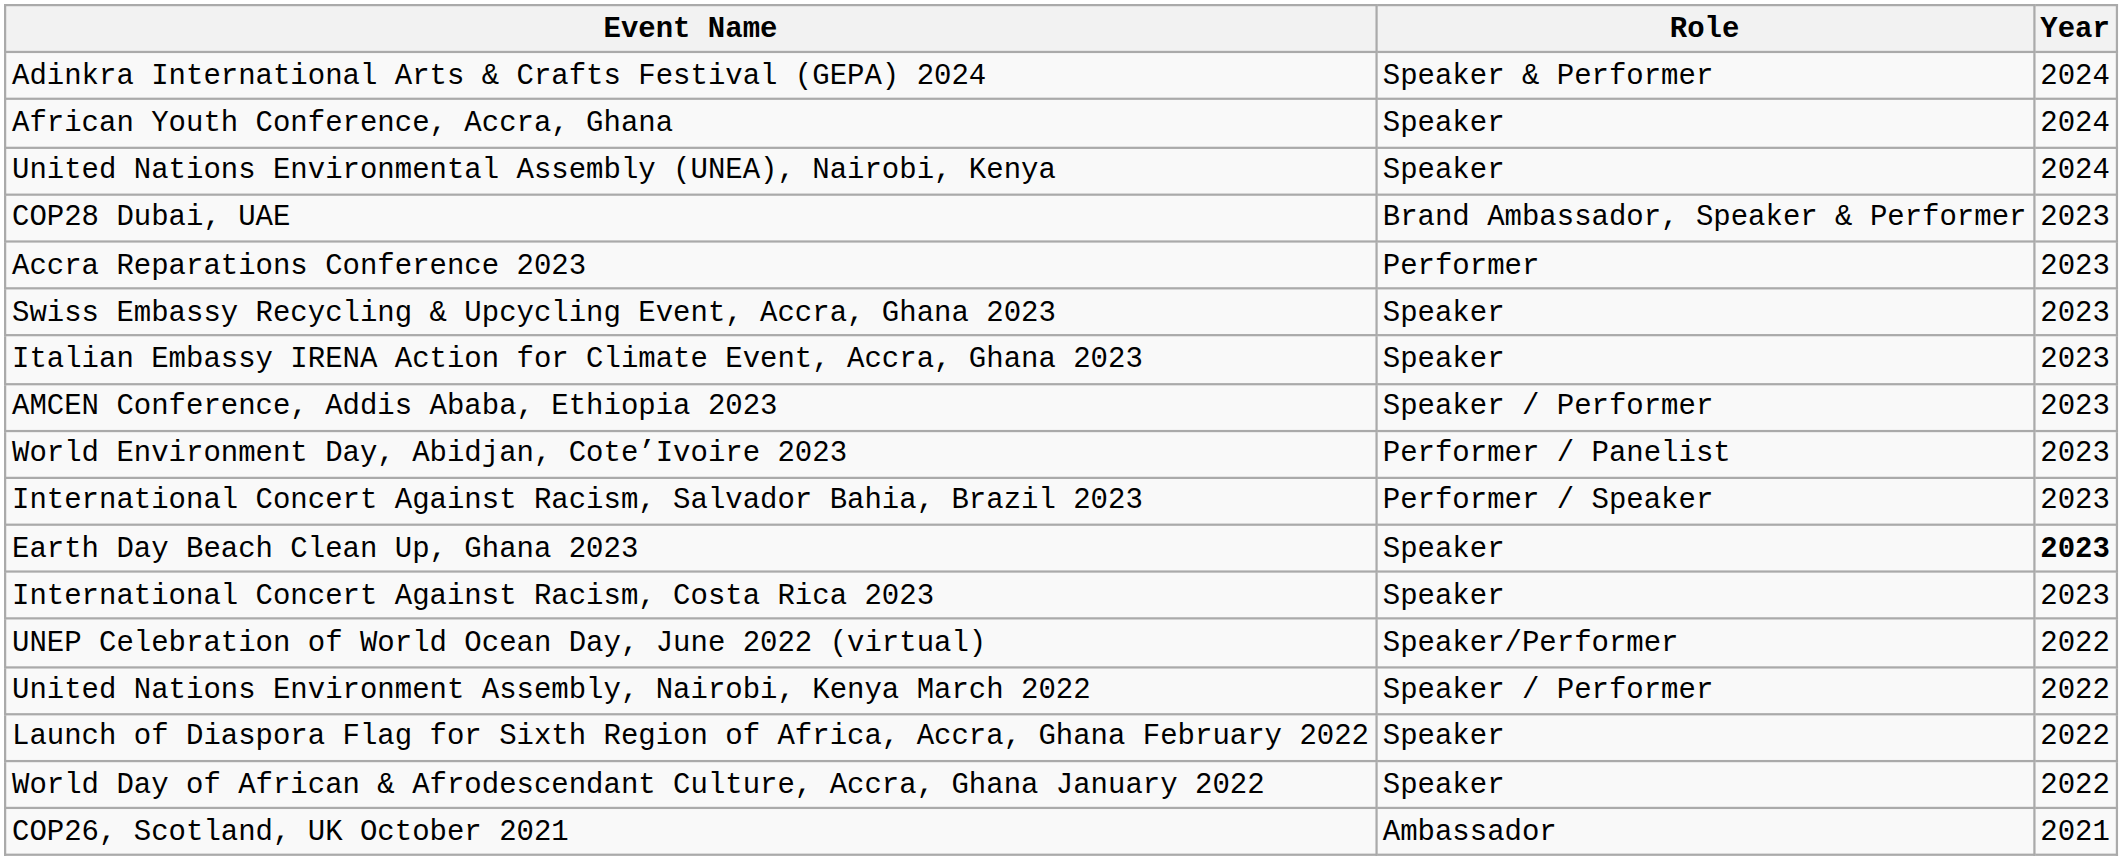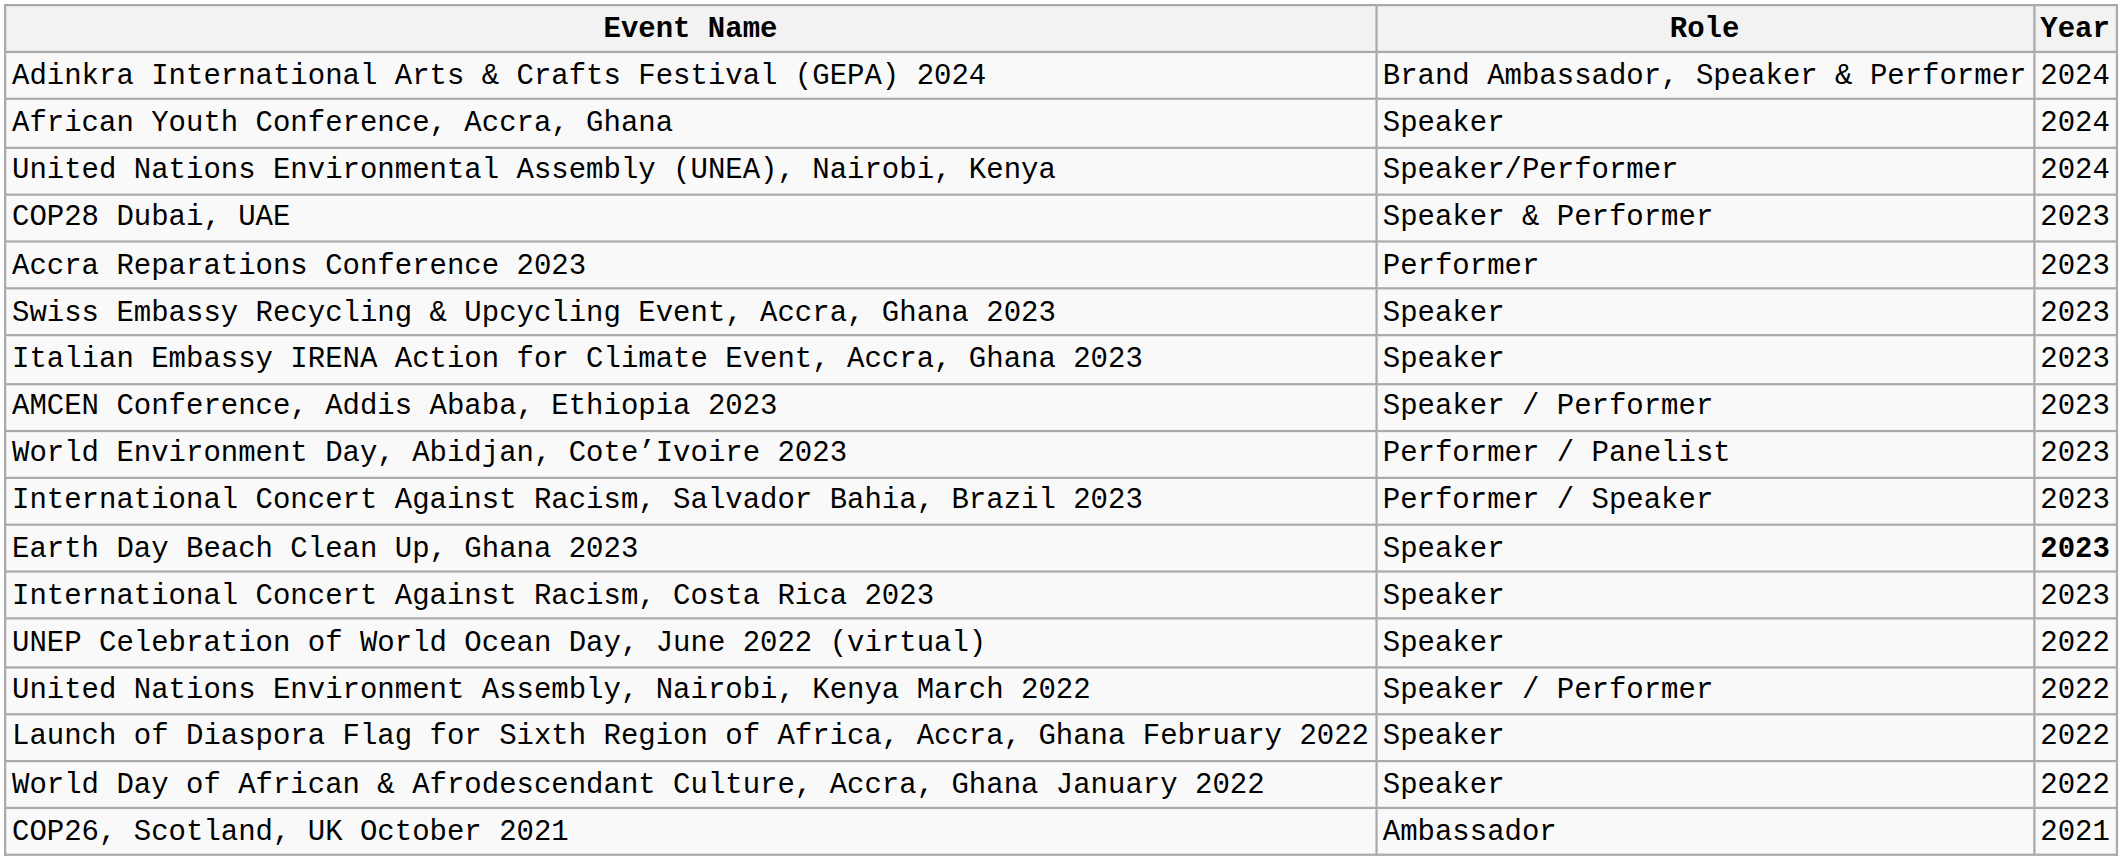(1548, 76) Speaker & Performer -> (1705, 76) Brand Ambassador, Speaker & Performer
(1444, 170) Speaker -> (1531, 170) Speaker/Performer
(1705, 218) Brand Ambassador, Speaker & Performer -> (1548, 218) Speaker & Performer
(1531, 643) Speaker/Performer -> (1444, 643) Speaker
